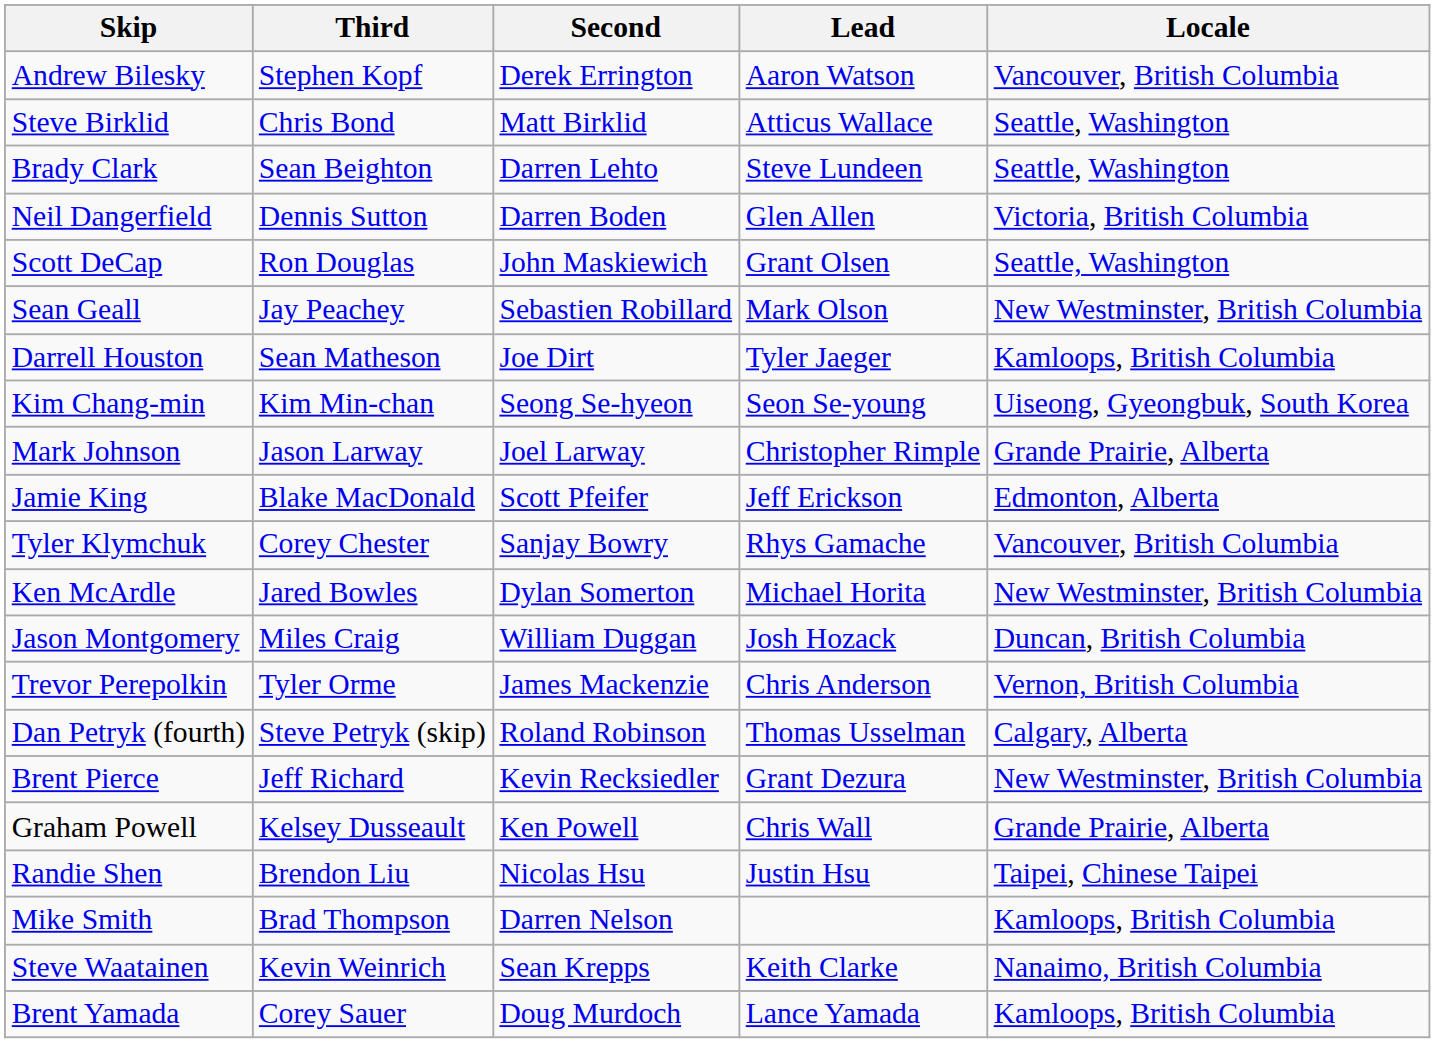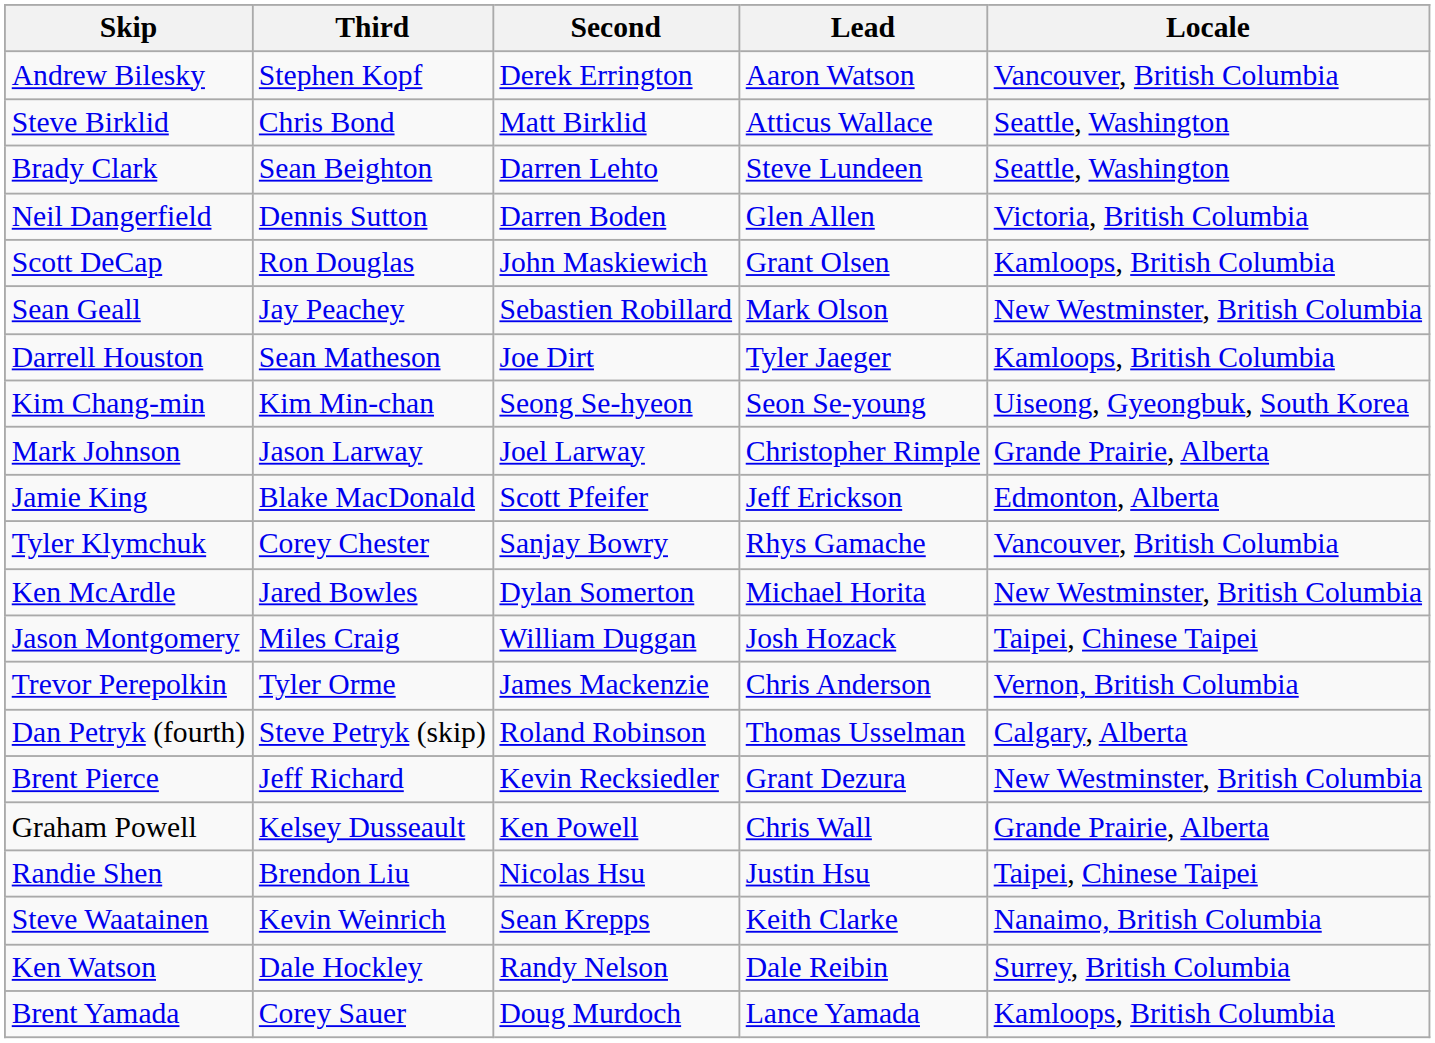(1111, 262) Seattle, Washington -> (1164, 262) Kamloops, British Columbia
(1149, 638) Duncan, British Columbia -> (1126, 638) Taipei, Chinese Taipei
- row: (82, 919)
+ row: (84, 966)
